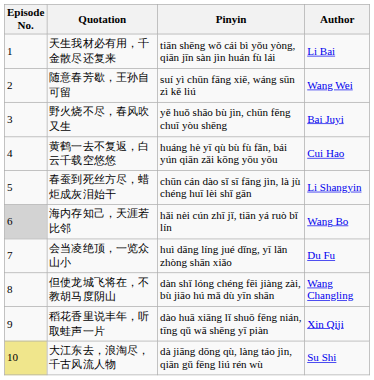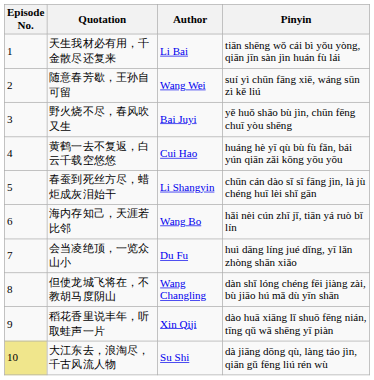columns swapped: (231, 19) <-> (337, 19)
(10, 221) lightgrey background -> (10, 221) no background
